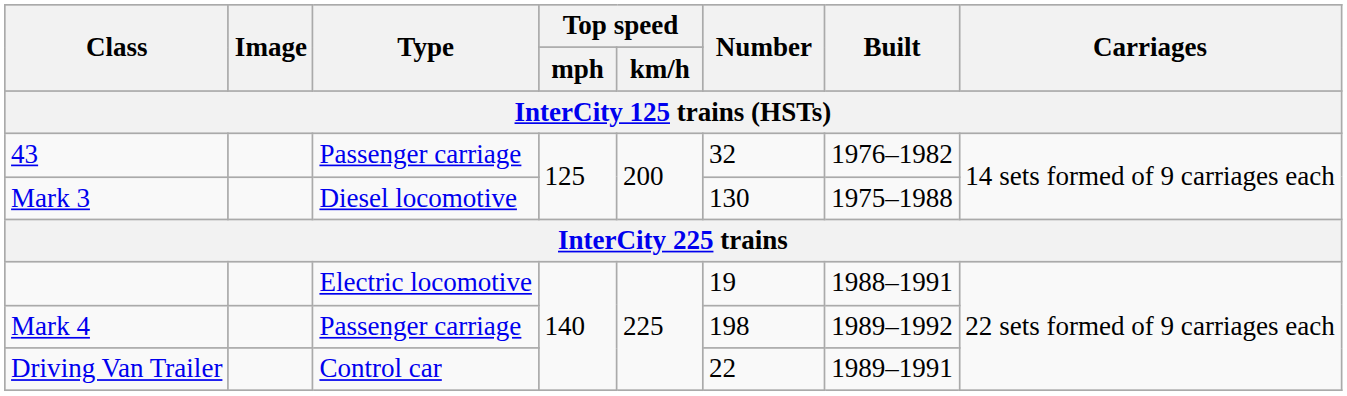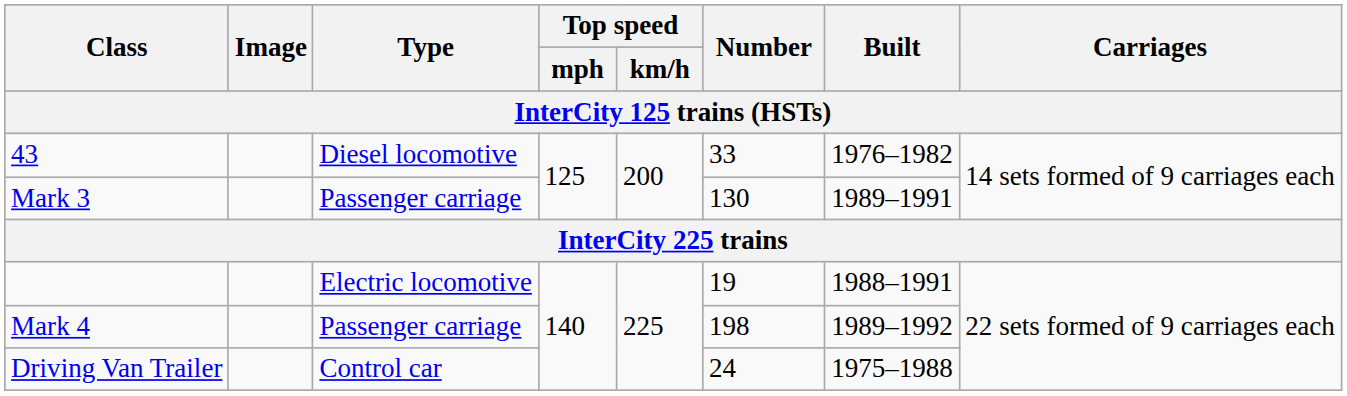(420, 154) Passenger carriage -> (418, 154) Diesel locomotive
(723, 154) 32 -> (723, 154) 33
(418, 197) Diesel locomotive -> (420, 197) Passenger carriage
(892, 197) 1975–1988 -> (892, 197) 1989–1991
(723, 369) 22 -> (723, 369) 24
(892, 369) 1989–1991 -> (892, 369) 1975–1988
